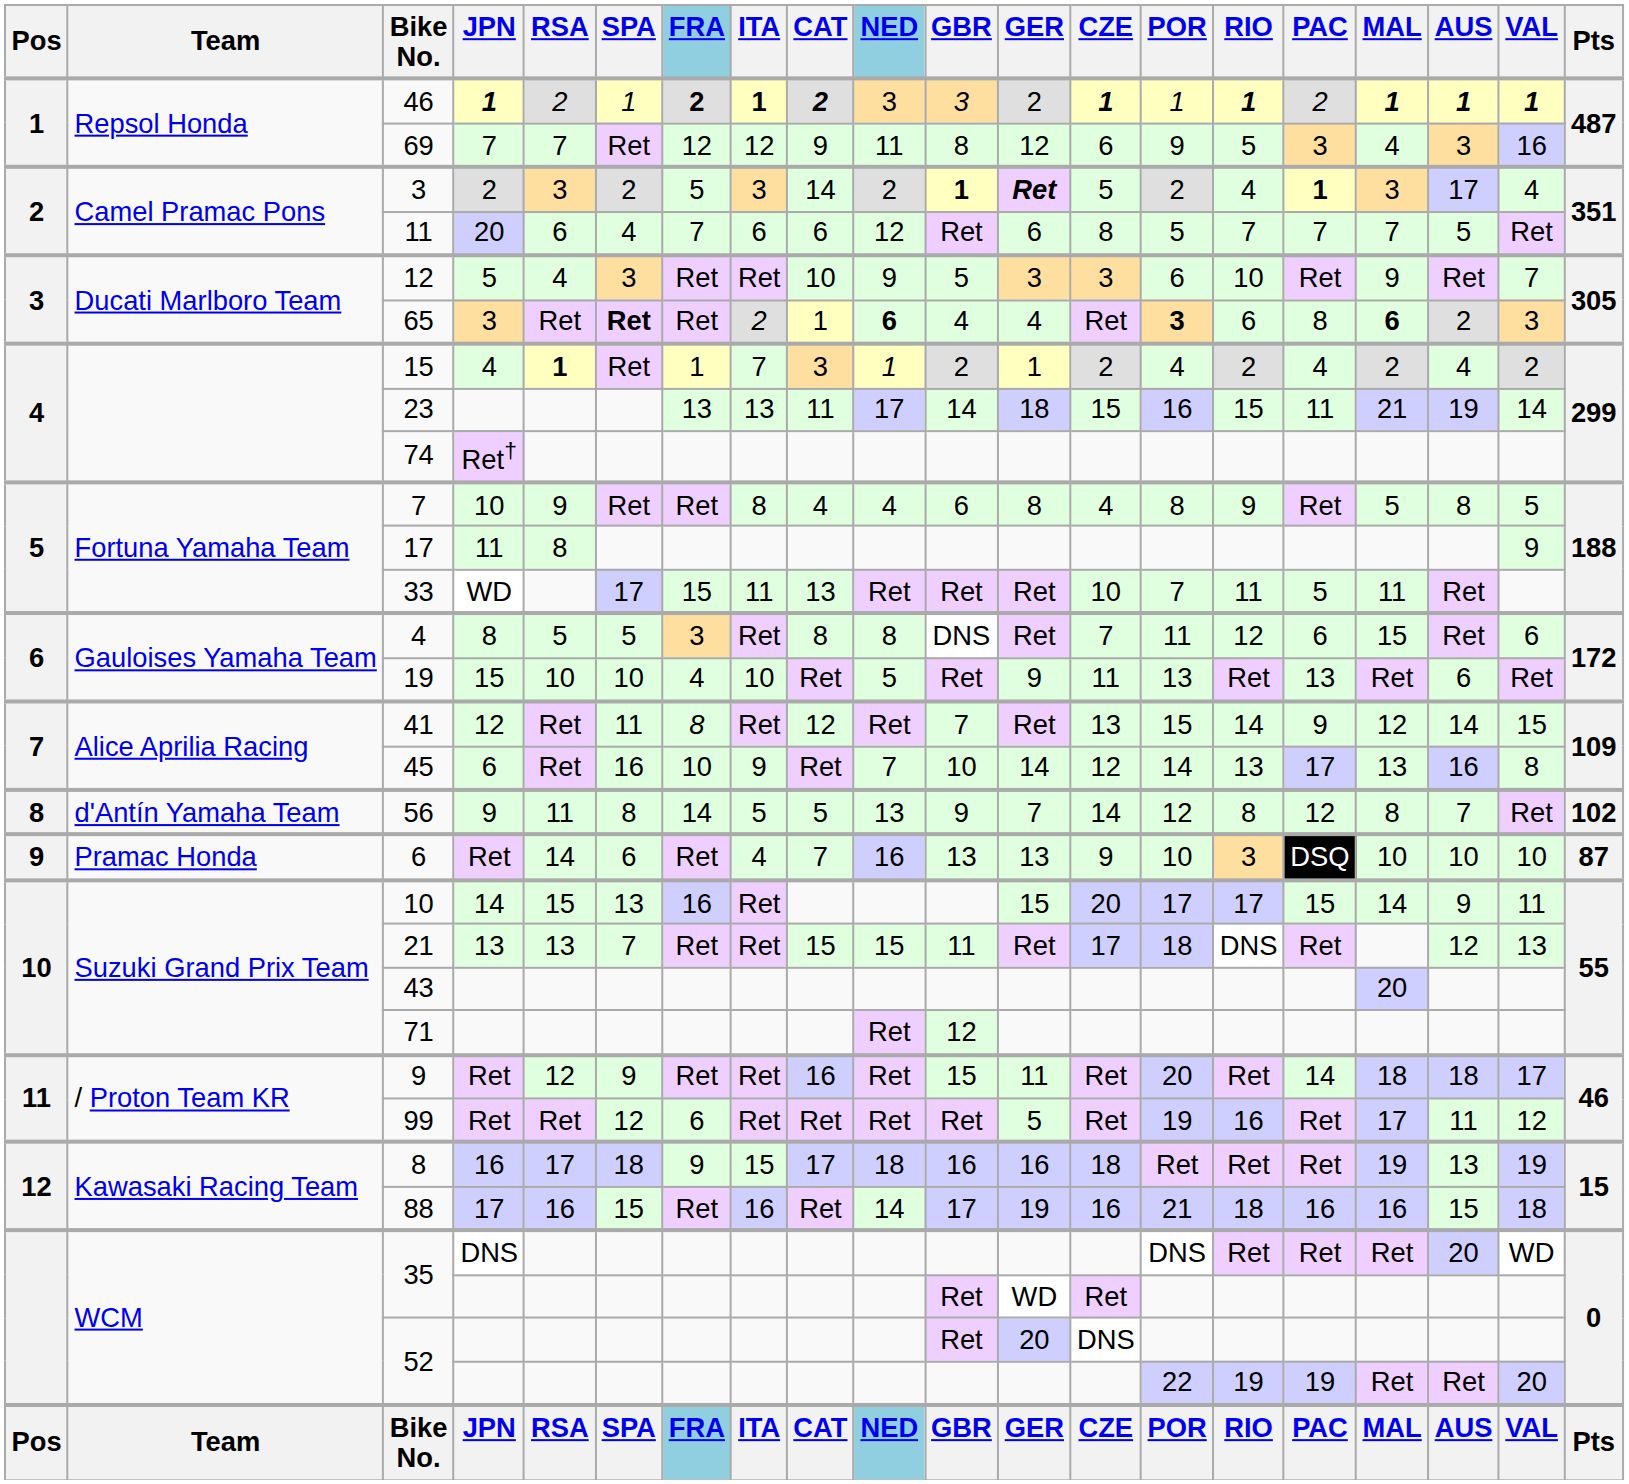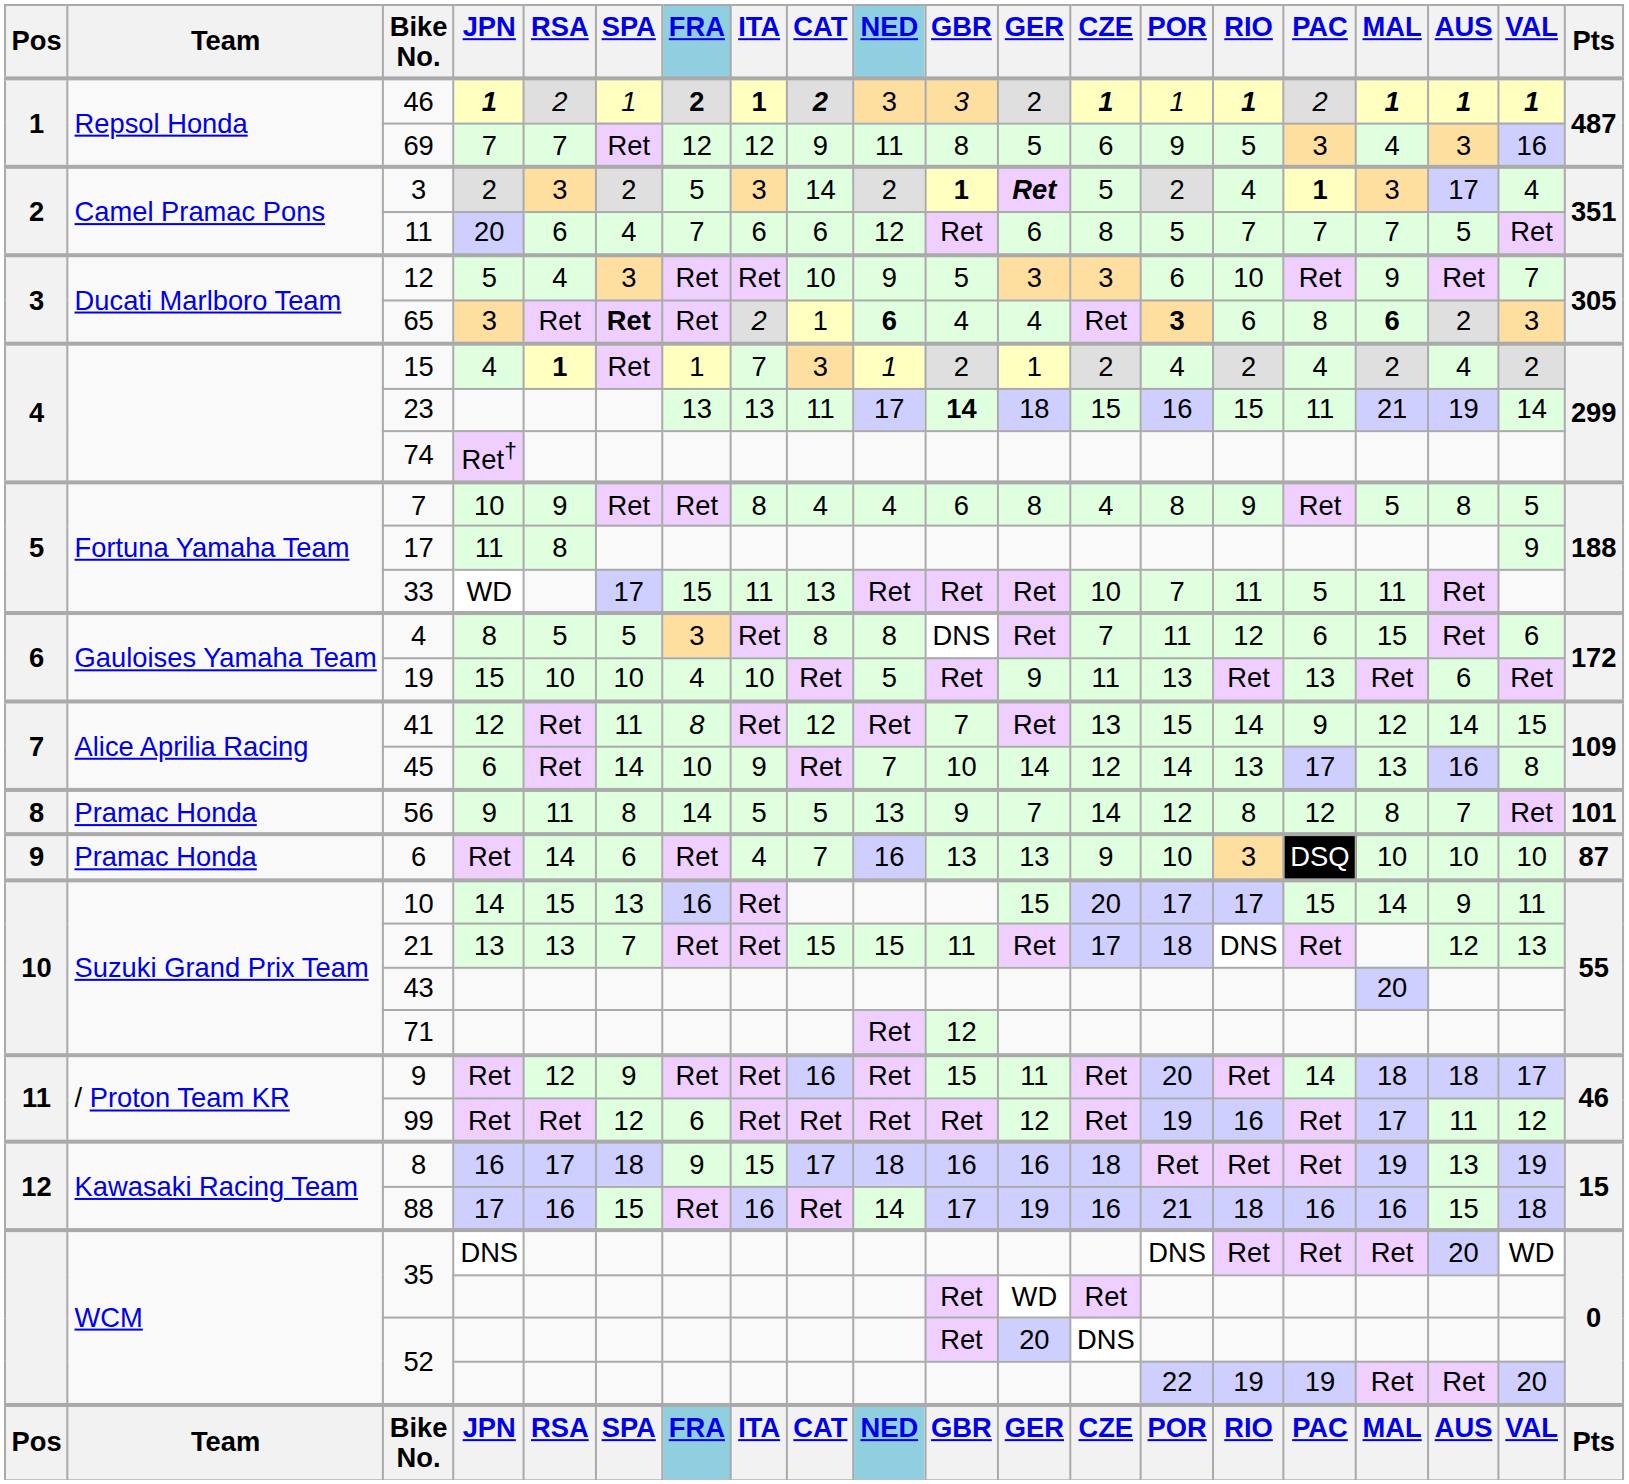(1034, 144) 12 -> (1034, 144) 5
(961, 409) normal -> (961, 409) bold
(629, 767) 16 -> (629, 767) 14
(207, 812) d'Antín Yamaha Team -> (166, 812) Pramac Honda
(1594, 812) 102 -> (1594, 812) 101
(1034, 1120) 5 -> (1034, 1120) 12
